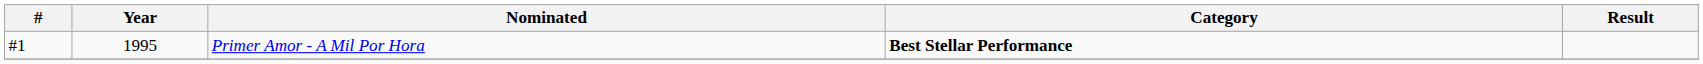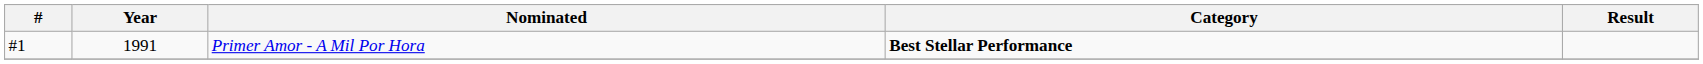(140, 45) 1995 -> (140, 45) 1991
